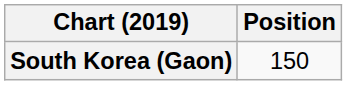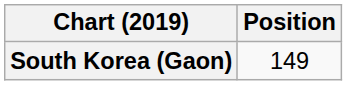(290, 60) 150 -> (290, 60) 149
